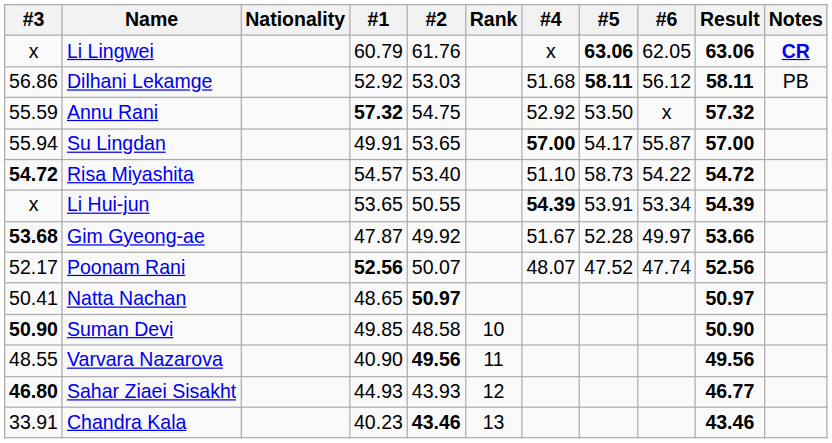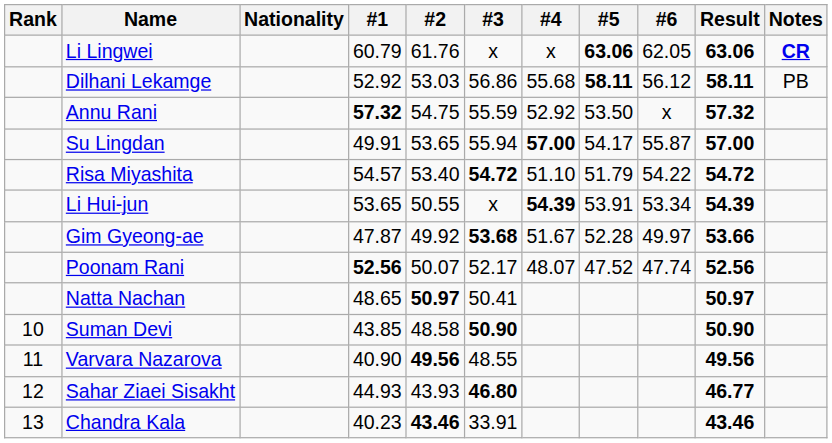columns swapped: (494, 19) <-> (34, 19)
(551, 81) 51.68 -> (551, 81) 55.68
(609, 174) 58.73 -> (609, 174) 51.79
(378, 329) 49.85 -> (377, 329) 43.85
